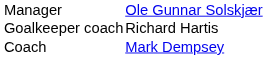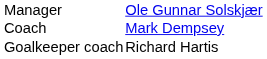rows swapped: (25, 47) <-> (64, 28)
